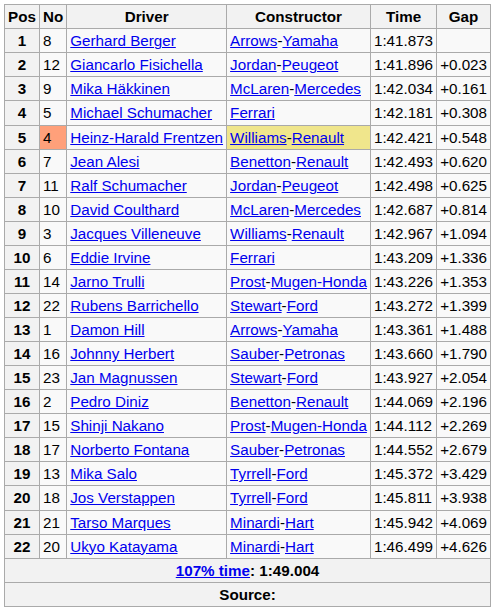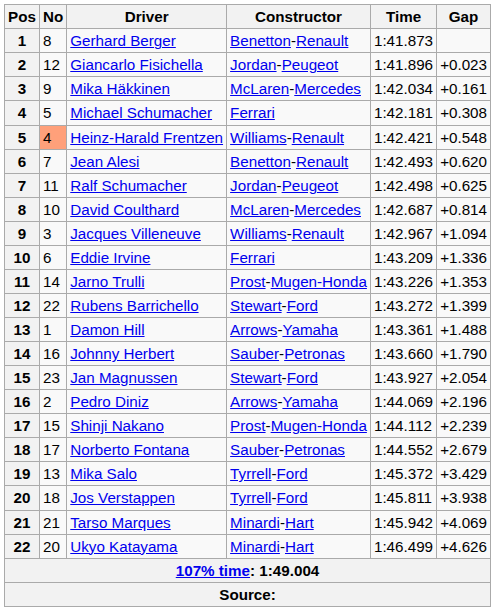(284, 41) Arrows-Yamaha -> (289, 41) Benetton-Renault
(287, 137) khaki background -> (287, 137) no background
(289, 402) Benetton-Renault -> (284, 402) Arrows-Yamaha
(464, 426) +2.269 -> (464, 426) +2.239
